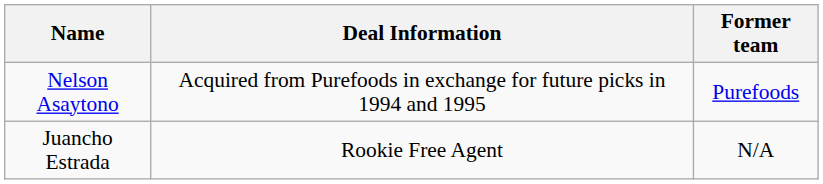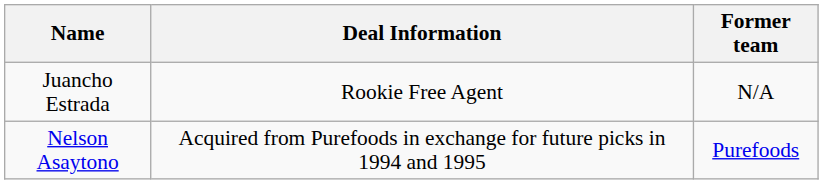rows swapped: (78, 91) <-> (78, 149)
